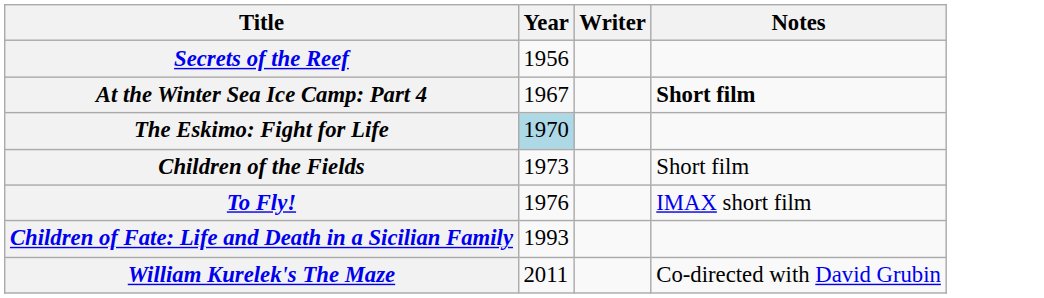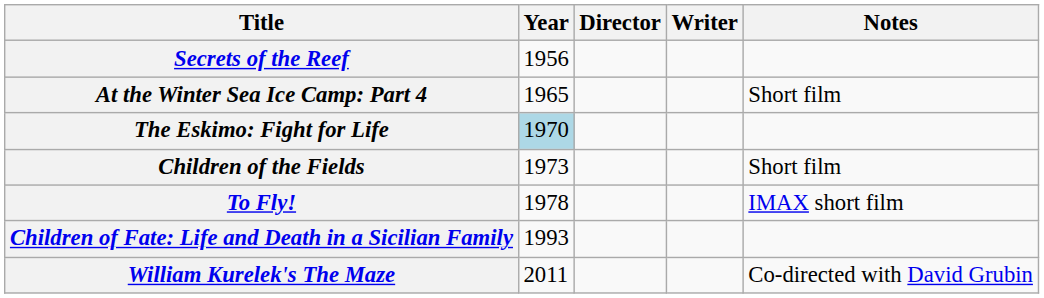+ column: (620, 22)
(546, 94) 1967 -> (546, 94) 1965
(706, 94) bold -> (795, 94) normal
(546, 202) 1976 -> (546, 202) 1978
